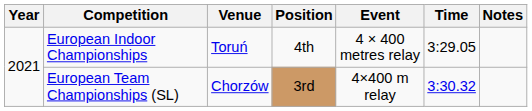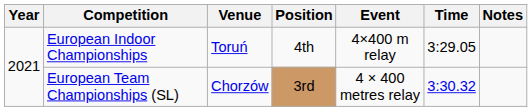(380, 47) 4 × 400 metres relay -> (380, 47) 4×400 m relay
(380, 86) 4×400 m relay -> (380, 86) 4 × 400 metres relay
